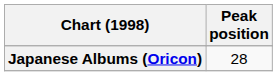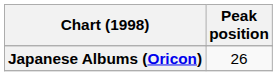(239, 58) 28 -> (239, 58) 26
